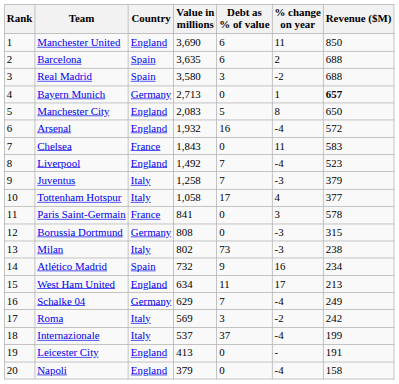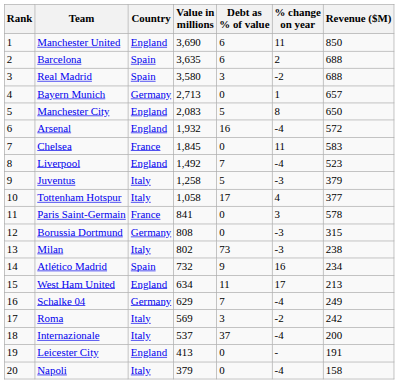(334, 94) bold -> (334, 94) normal
(189, 146) 1,843 -> (189, 146) 1,845
(222, 180) 7 -> (222, 180) 5
(334, 335) 199 -> (334, 335) 200
(149, 370) England -> (141, 370) Italy
